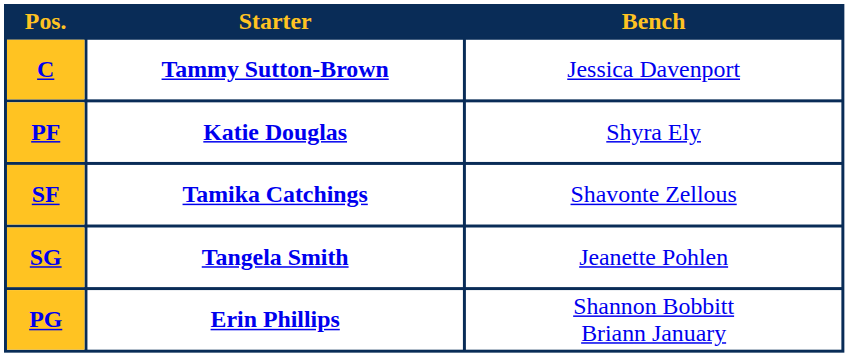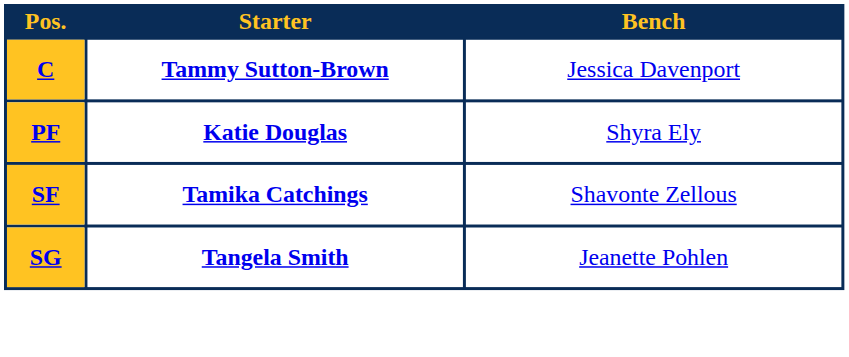- row: (46, 319)
